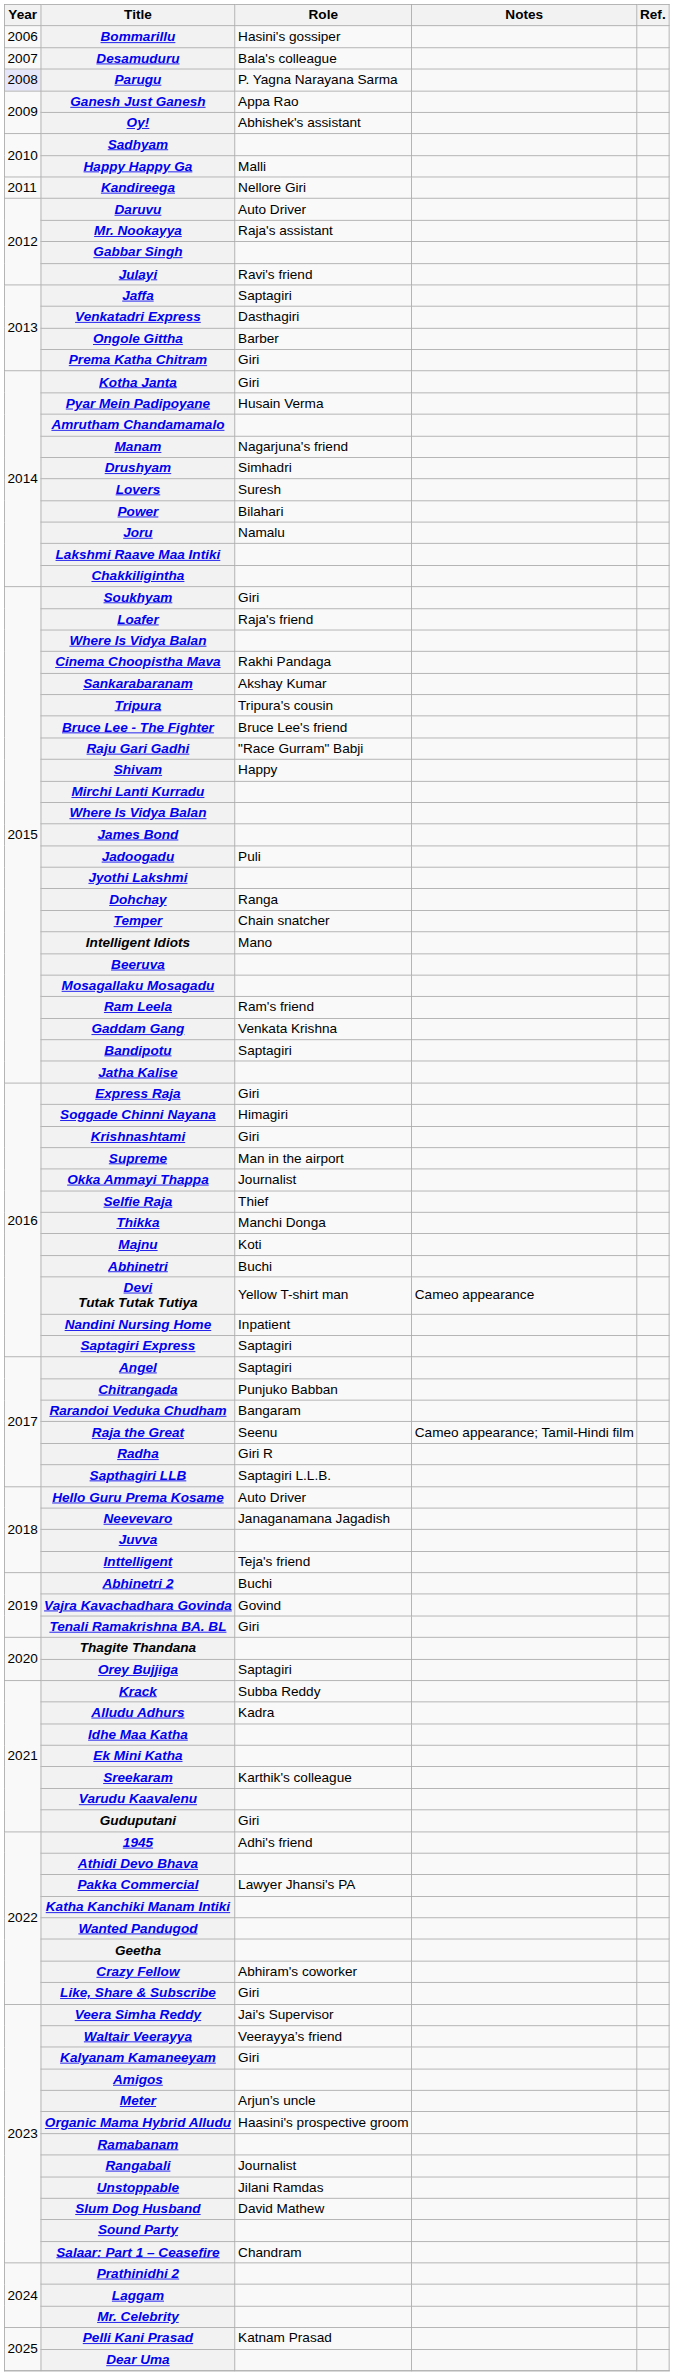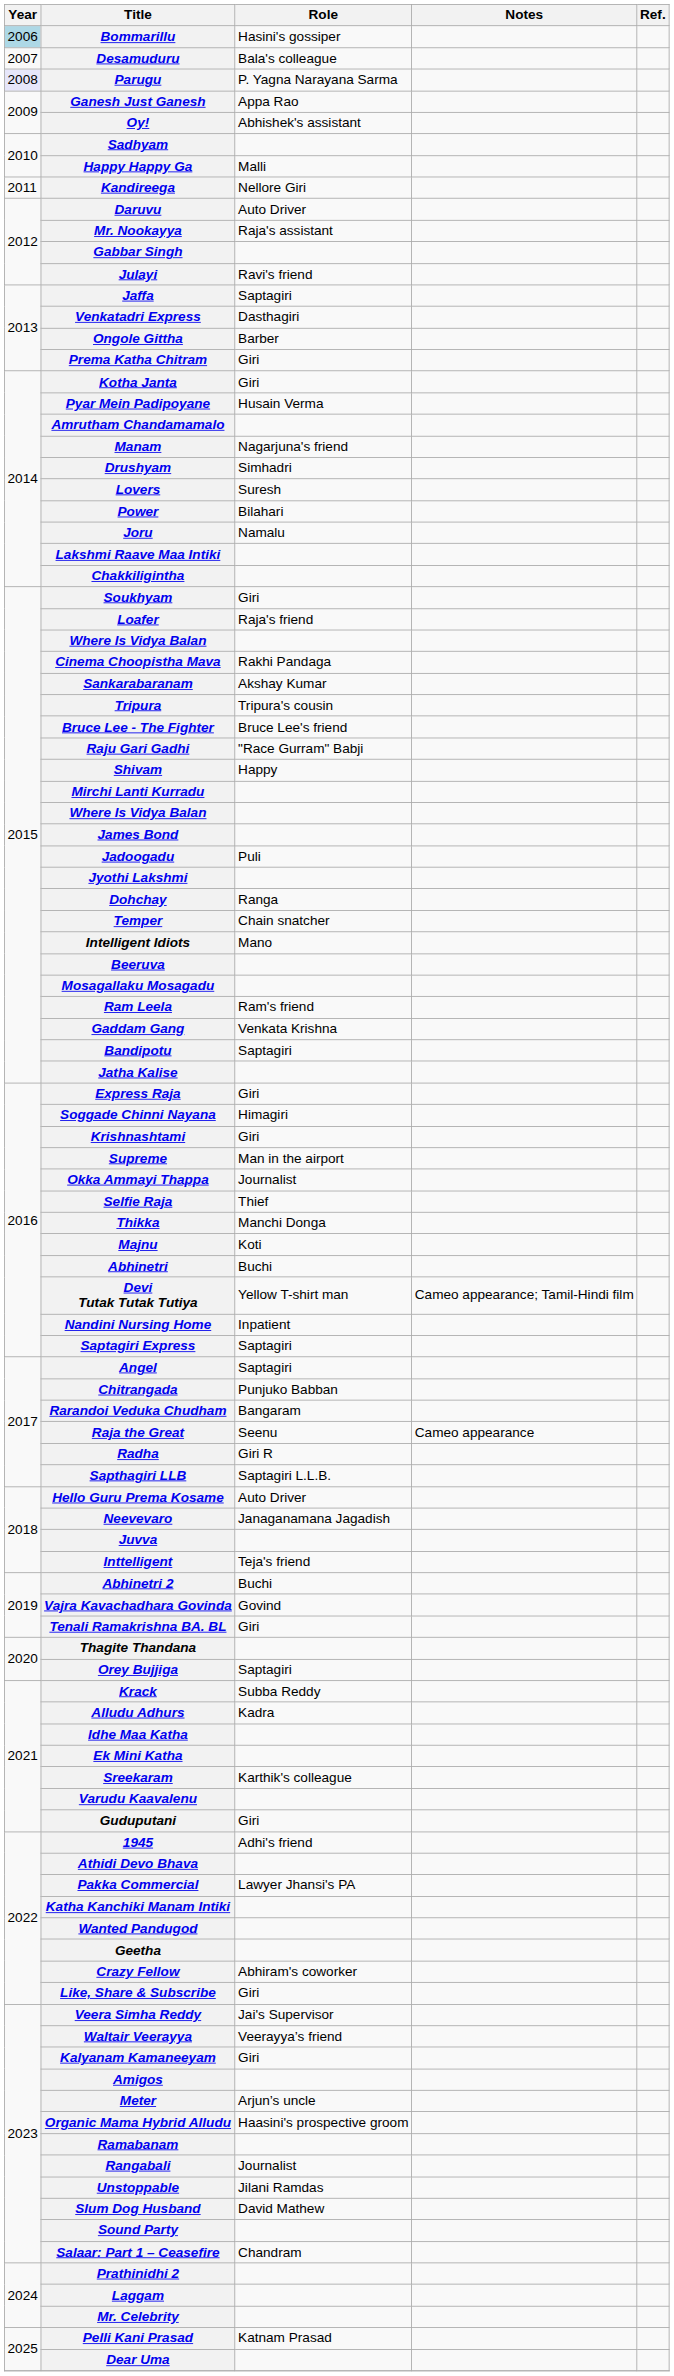(23, 36) no background -> (23, 36) lightblue background
(474, 1295) Cameo appearance -> (524, 1295) Cameo appearance; Tamil-Hindi film
(524, 1432) Cameo appearance; Tamil-Hindi film -> (474, 1432) Cameo appearance
